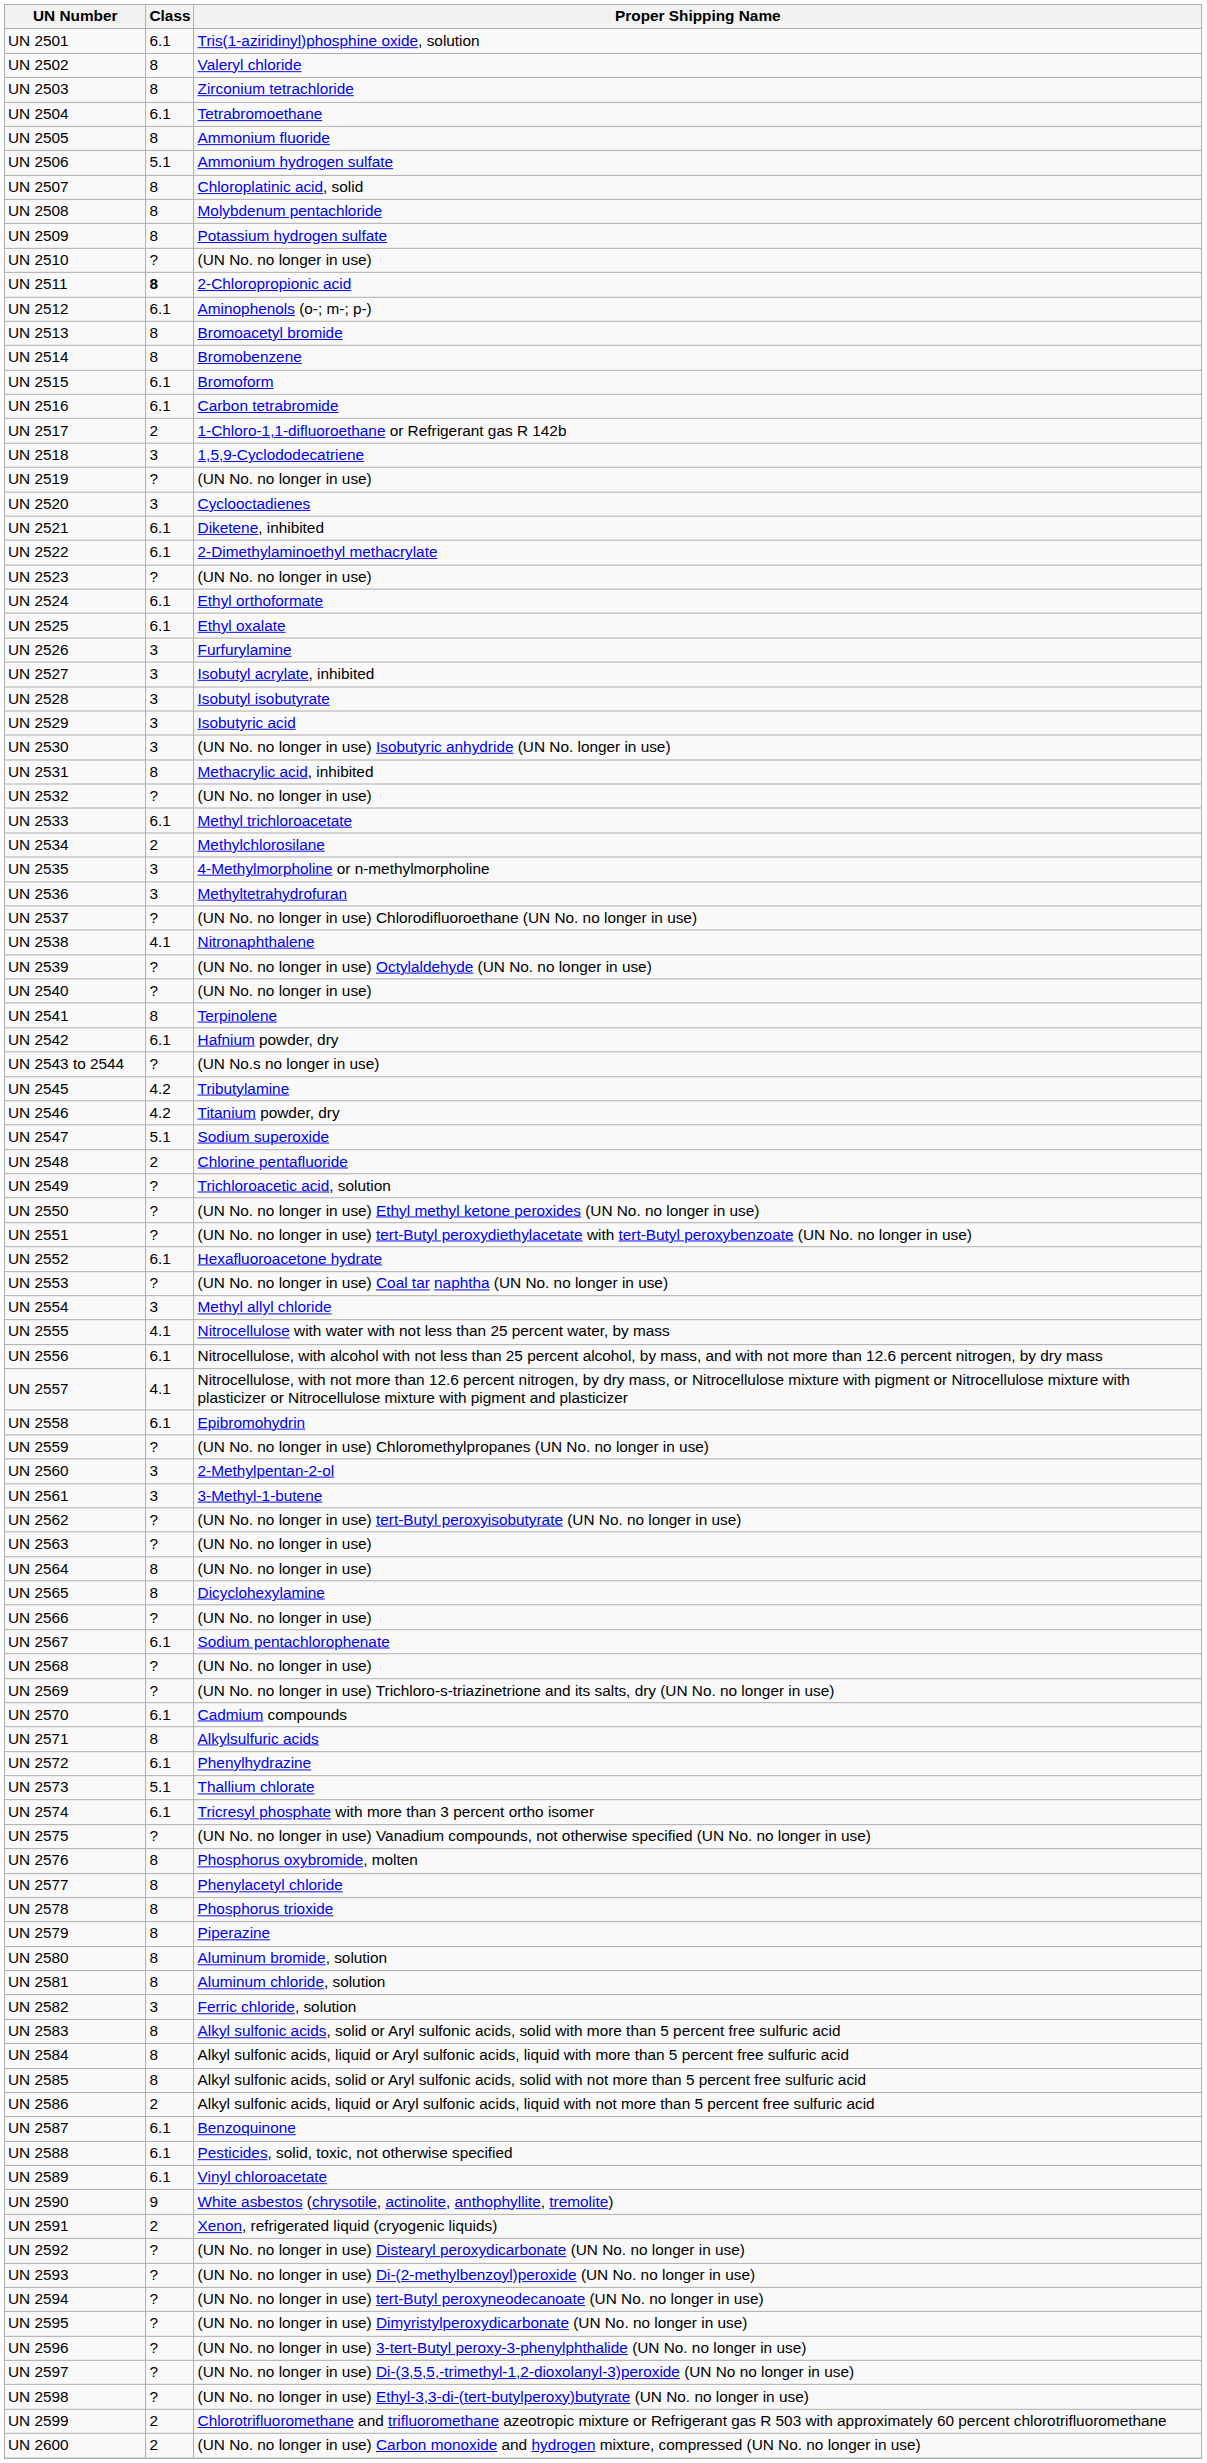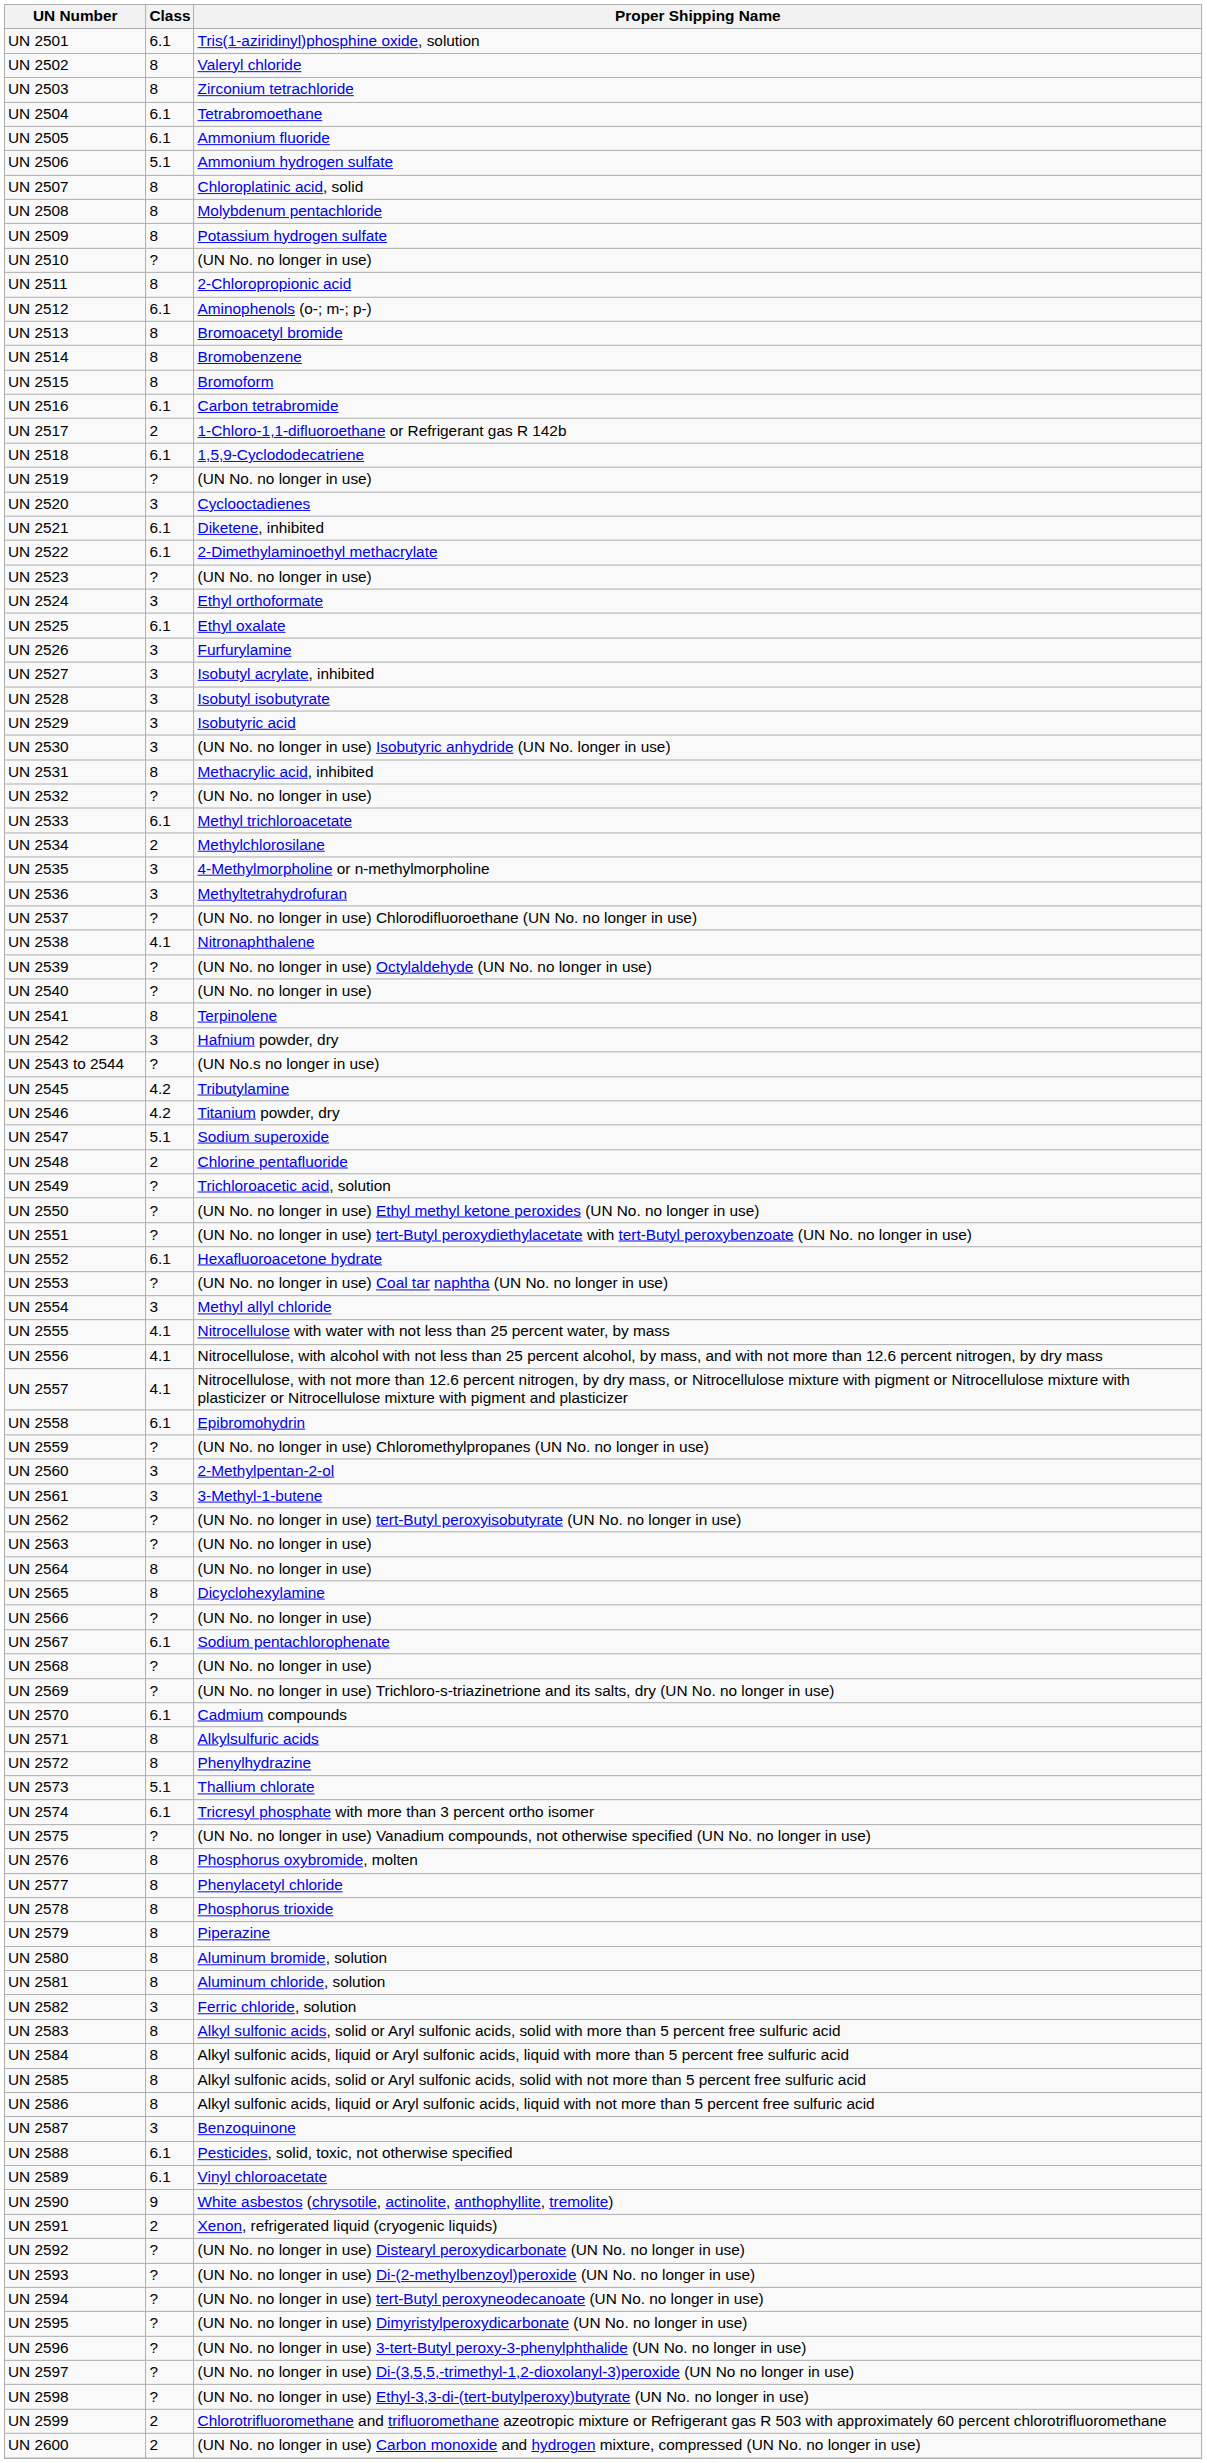(154, 138) 8 -> (160, 138) 6.1
(154, 284) bold -> (154, 284) normal
(160, 382) 6.1 -> (154, 382) 8
(154, 455) 3 -> (160, 455) 6.1
(160, 601) 6.1 -> (154, 601) 3
(160, 1039) 6.1 -> (154, 1039) 3
(160, 1356) 6.1 -> (160, 1356) 4.1
(160, 1763) 6.1 -> (154, 1763) 8
(154, 2104) 2 -> (154, 2104) 8
(160, 2128) 6.1 -> (154, 2128) 3
